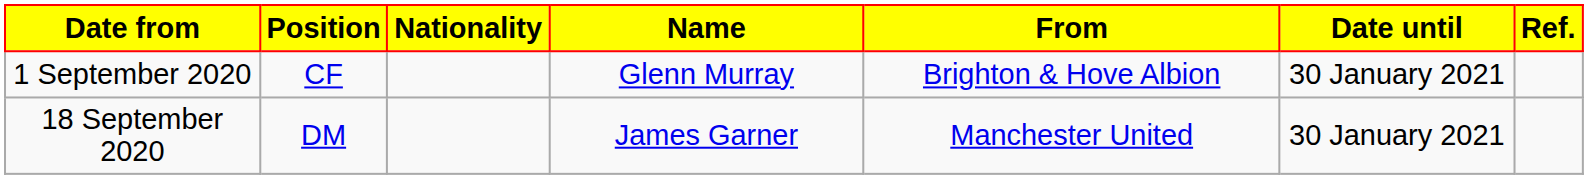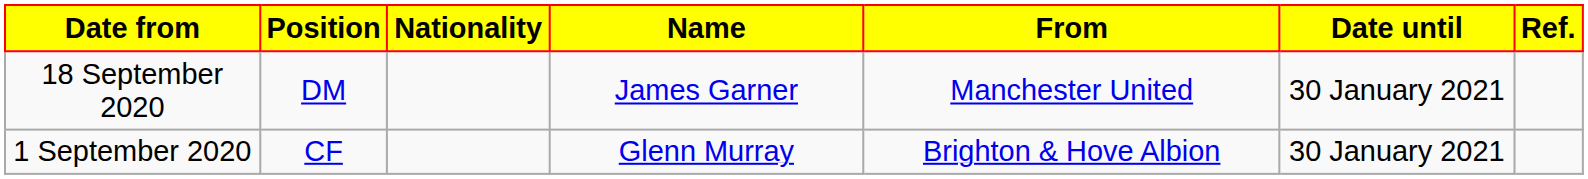rows swapped: (132, 74) <-> (132, 136)
